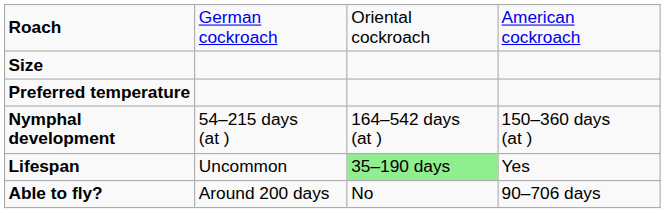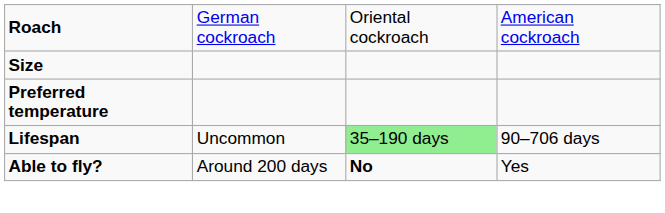- row: (62, 129)
(516, 166) Yes -> (550, 139) 90–706 days
(362, 194) normal -> (361, 166) bold
(551, 194) 90–706 days -> (515, 166) Yes
